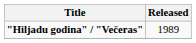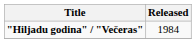(168, 30) 1989 -> (168, 30) 1984
